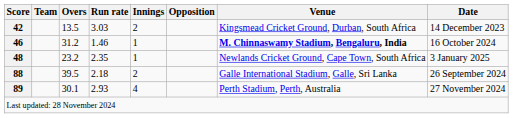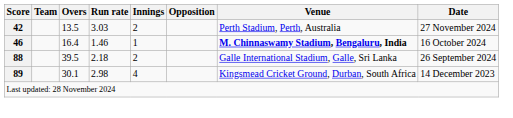(318, 27) Kingsmead Cricket Ground, Durban, South Africa -> (280, 27) Perth Stadium, Perth, Australia
(467, 27) 14 December 2023 -> (458, 27) 27 November 2024
(70, 43) 31.2 -> (70, 43) 16.4
- row: (18, 58)
(100, 89) 2.93 -> (100, 74) 2.98
(280, 89) Perth Stadium, Perth, Australia -> (318, 74) Kingsmead Cricket Ground, Durban, South Africa
(468, 89) 27 November 2024 -> (457, 74) 14 December 2023
